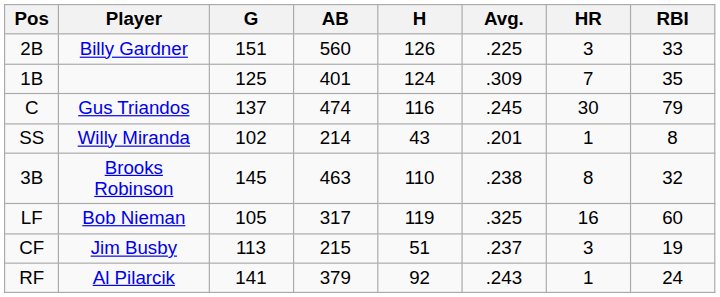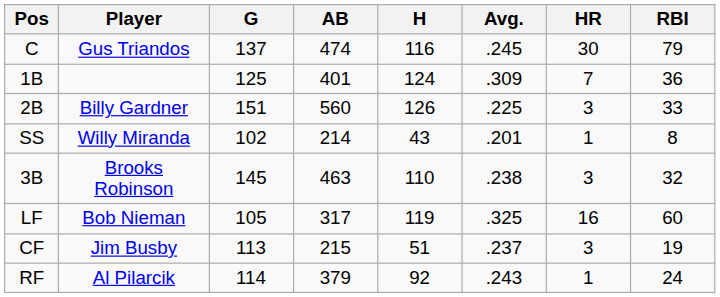rows swapped: (32, 108) <-> (32, 49)
(673, 78) 35 -> (673, 78) 36
(588, 178) 8 -> (588, 178) 3
(251, 277) 141 -> (251, 277) 114
